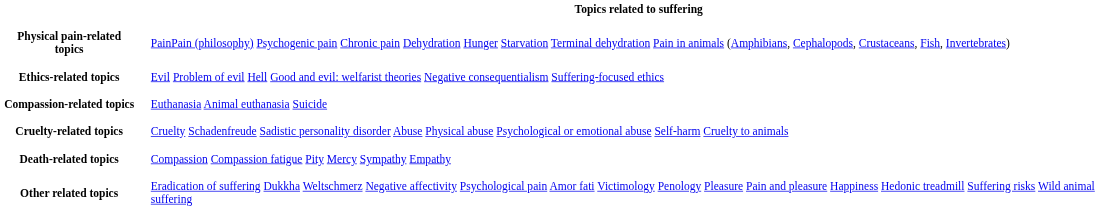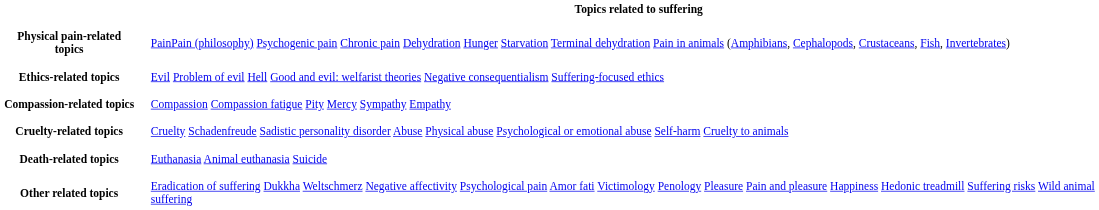(239, 104) Euthanasia Animal euthanasia Suicide -> (301, 104) Compassion Compassion fatigue Pity Mercy Sympathy Empathy
(301, 159) Compassion Compassion fatigue Pity Mercy Sympathy Empathy -> (239, 159) Euthanasia Animal euthanasia Suicide
